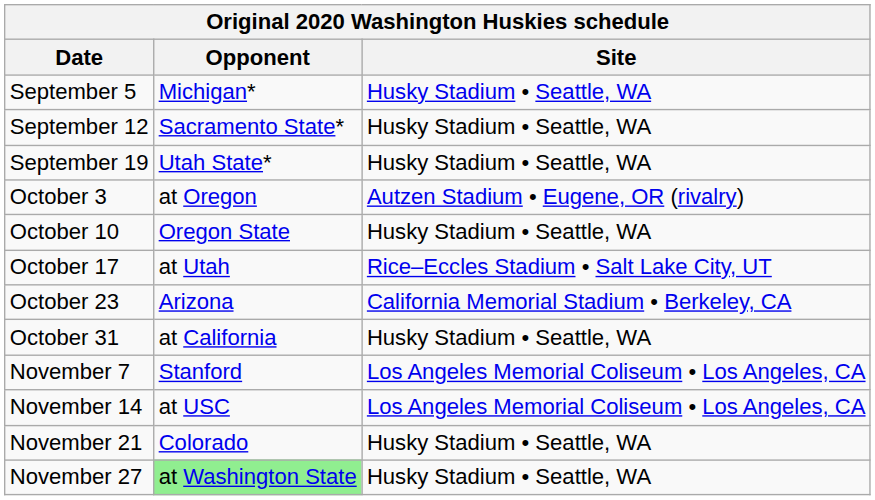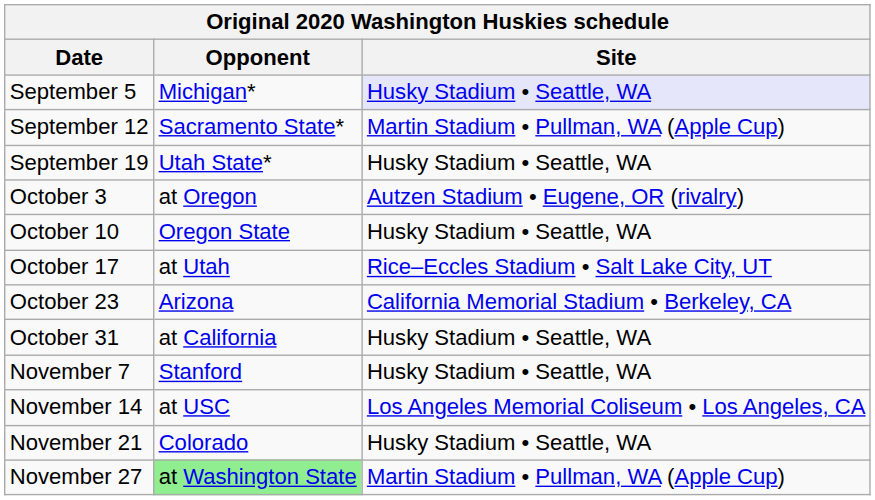(509, 92) no background -> (509, 92) lavender background
(509, 127) Husky Stadium • Seattle, WA -> (576, 127) Martin Stadium • Pullman, WA (Apple Cup)
(616, 372) Los Angeles Memorial Coliseum • Los Angeles, CA -> (509, 372) Husky Stadium • Seattle, WA
(509, 477) Husky Stadium • Seattle, WA -> (576, 477) Martin Stadium • Pullman, WA (Apple Cup)
